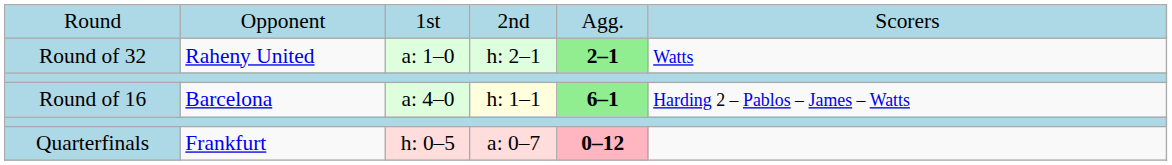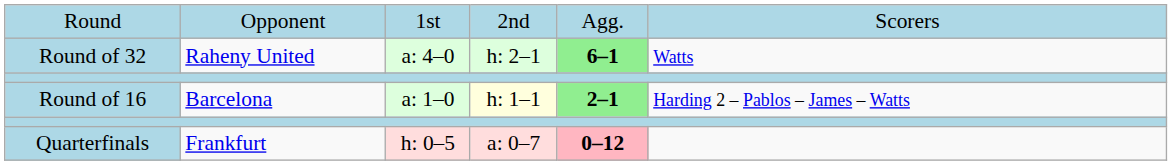(428, 55) a: 1–0 -> (428, 55) a: 4–0
(603, 55) 2–1 -> (603, 55) 6–1
(428, 99) a: 4–0 -> (428, 99) a: 1–0
(603, 99) 6–1 -> (603, 99) 2–1
